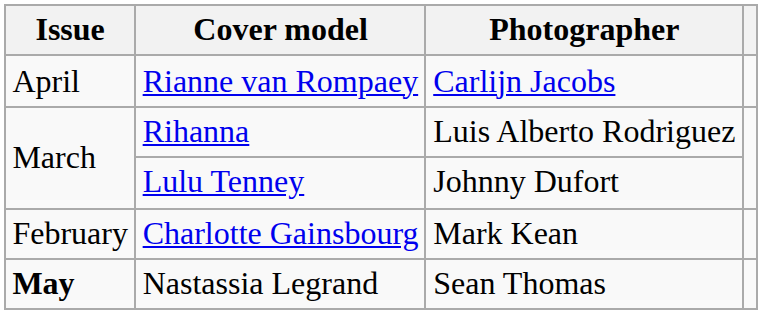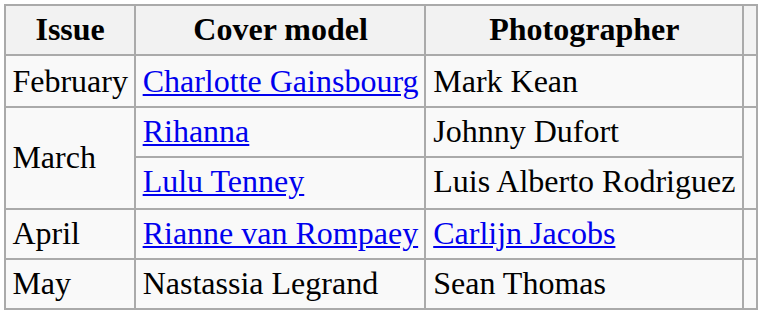rows swapped: (281, 232) <-> (280, 80)
(584, 131) Luis Alberto Rodriguez -> (526, 131) Johnny Dufort
(526, 182) Johnny Dufort -> (584, 182) Luis Alberto Rodriguez
(43, 283) bold -> (42, 283) normal
